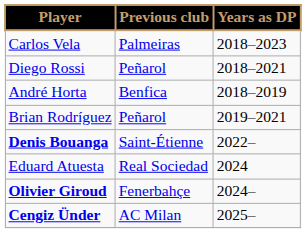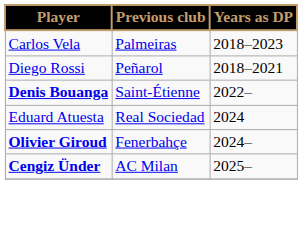- row: (48, 92)
- row: (60, 117)
